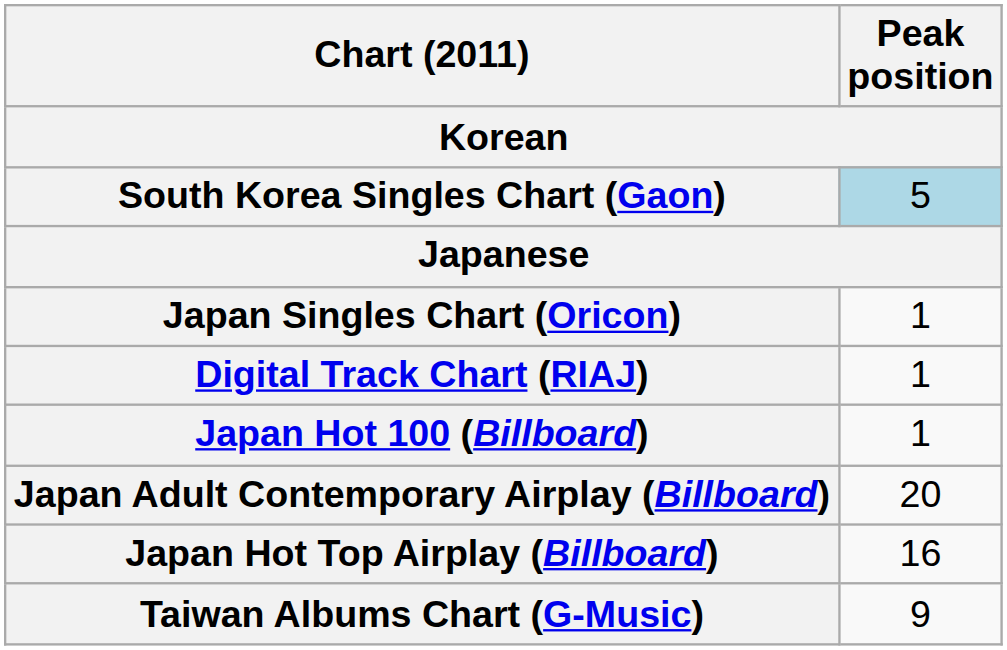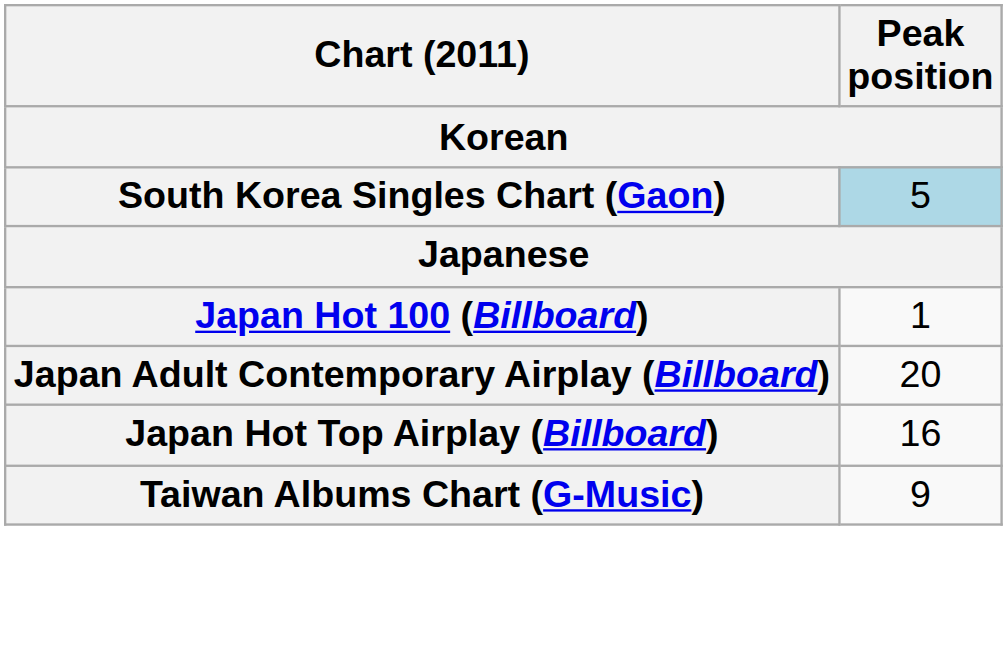- row: (422, 315)
- row: (422, 374)
